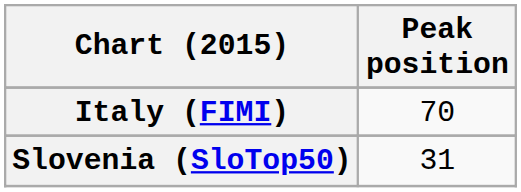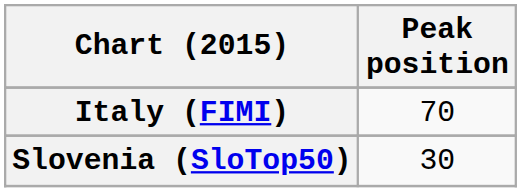(437, 161) 31 -> (437, 161) 30
